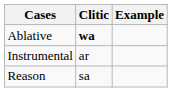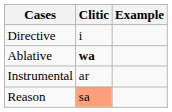+ row: (32, 35)
(84, 76) no background -> (84, 96) lightsalmon background
